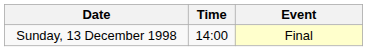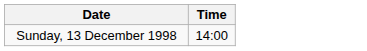- column: (299, 14)
